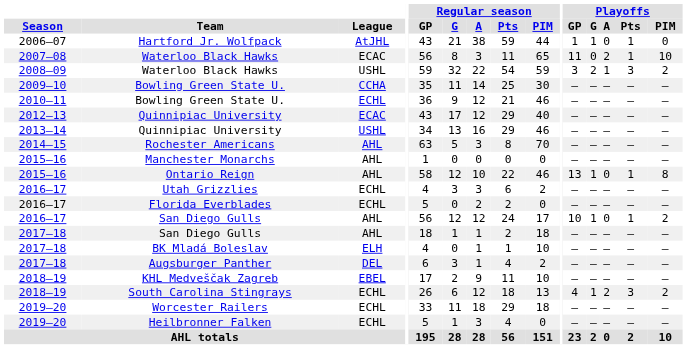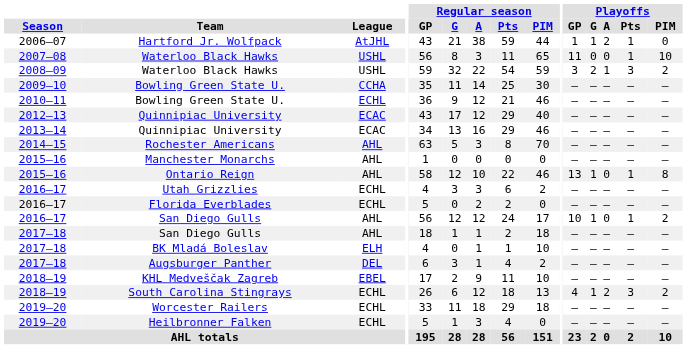(607, 41) 0 -> (607, 41) 2
(372, 56) ECAC -> (372, 56) USHL
(607, 56) 2 -> (607, 56) 0
(372, 130) USHL -> (372, 130) ECAC
